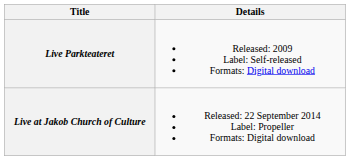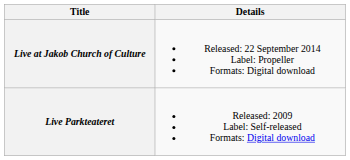rows swapped: (80, 53) <-> (80, 121)
